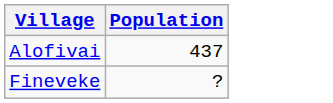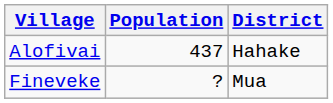+ column: (278, 20)
